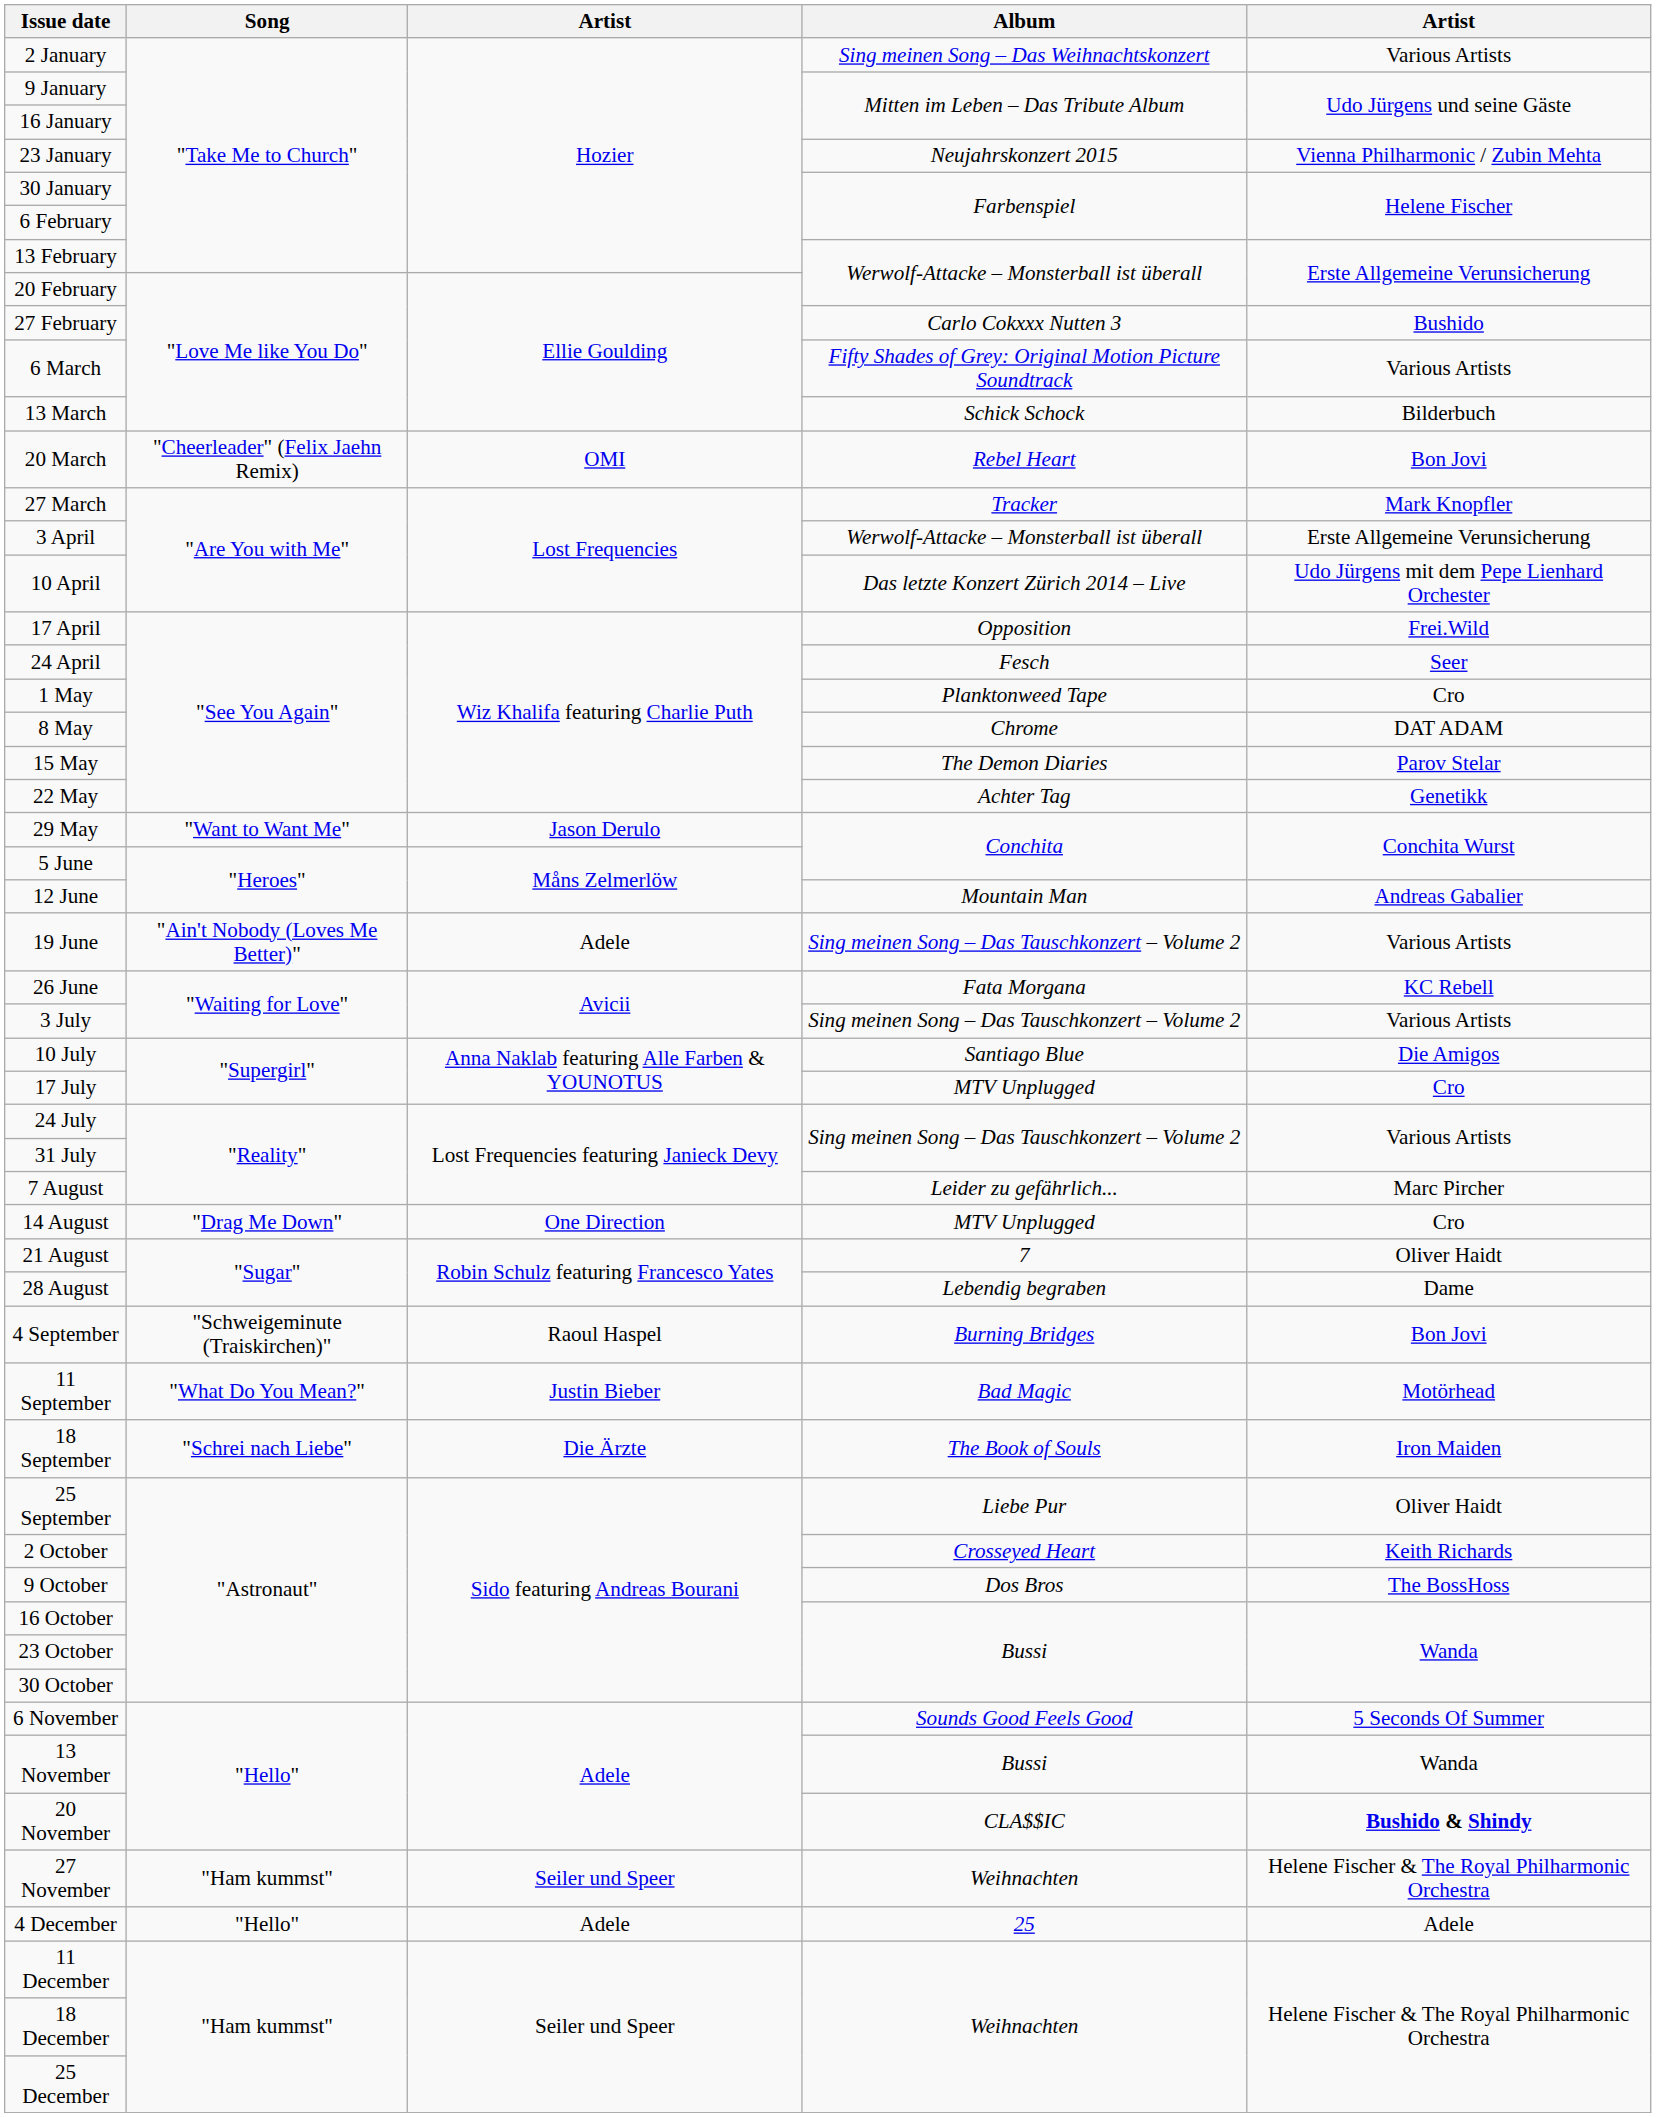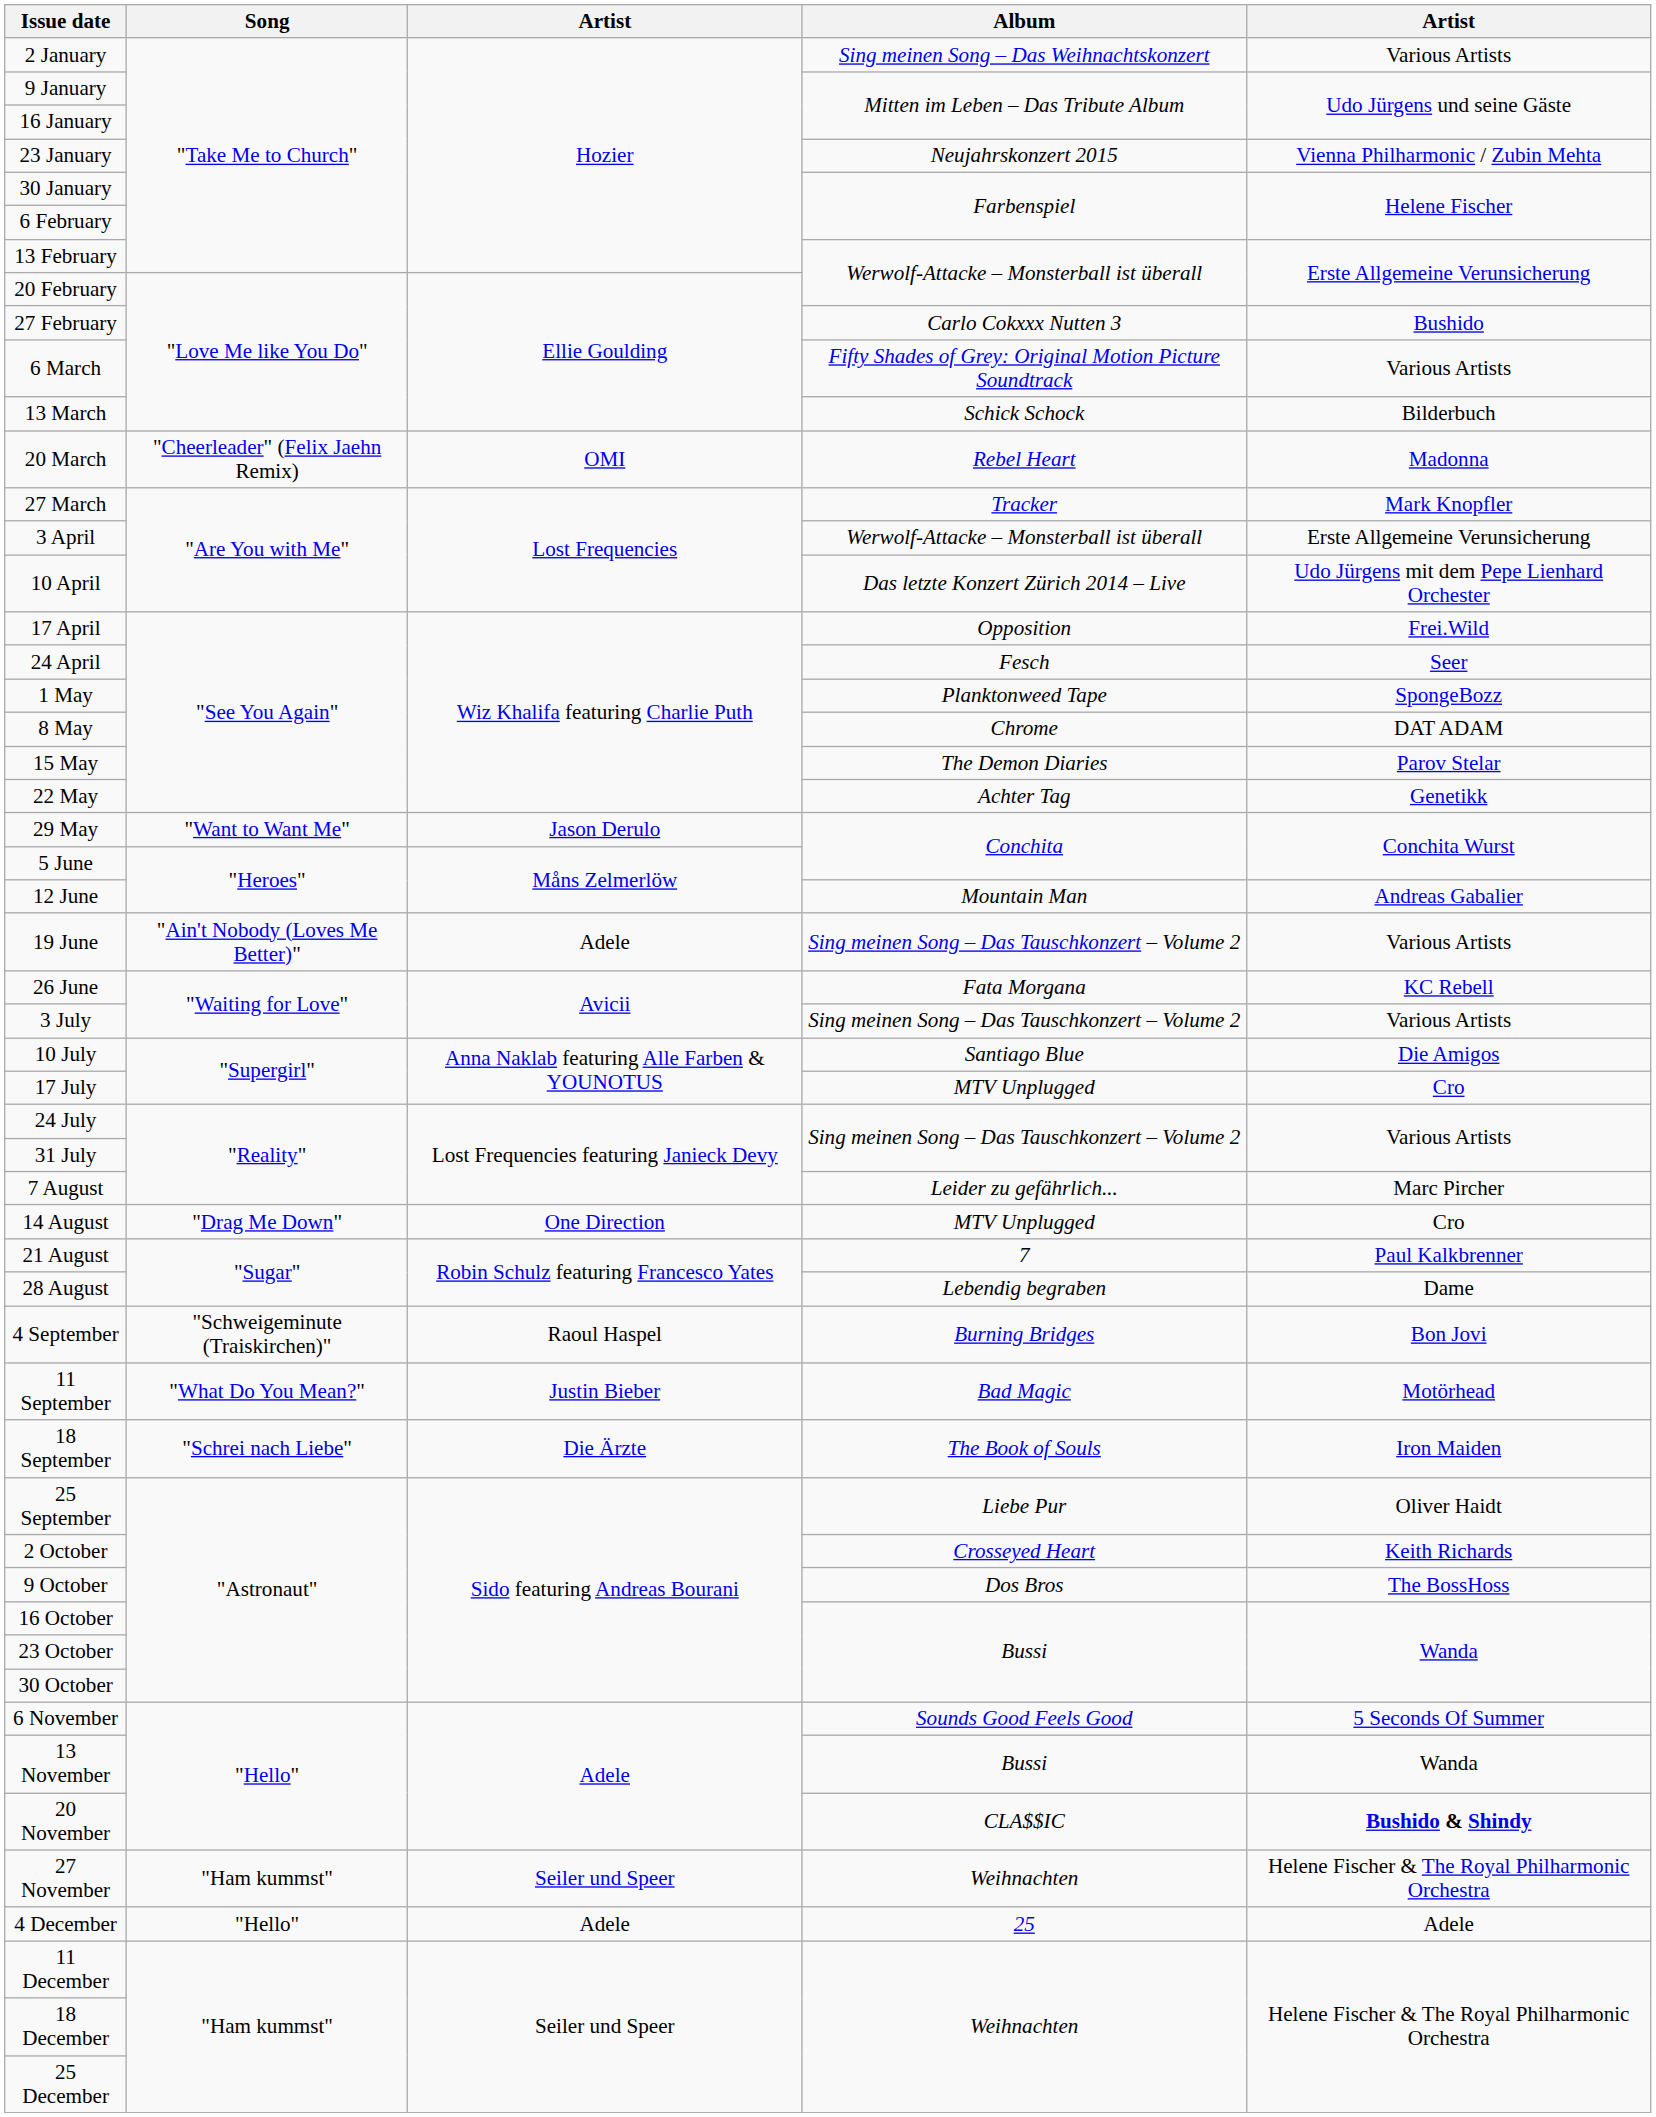(1449, 458) Bon Jovi -> (1449, 458) Madonna
(1449, 695) Cro -> (1449, 695) SpongeBozz
(1449, 1255) Oliver Haidt -> (1449, 1255) Paul Kalkbrenner
